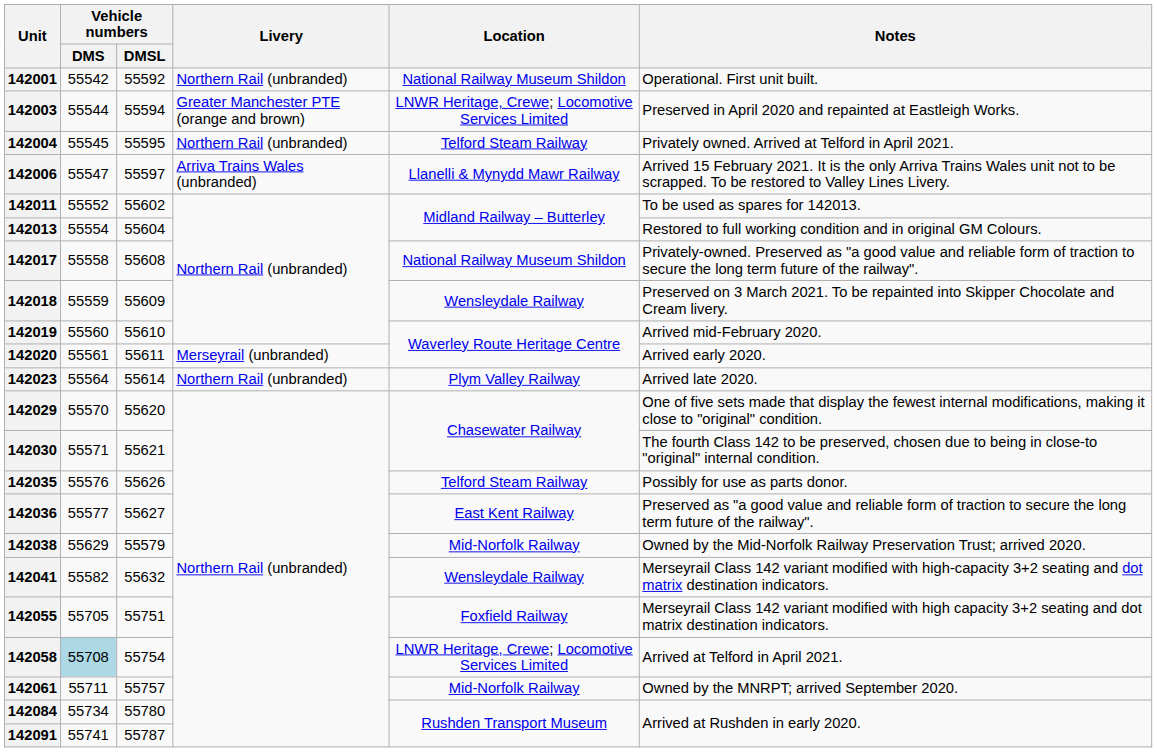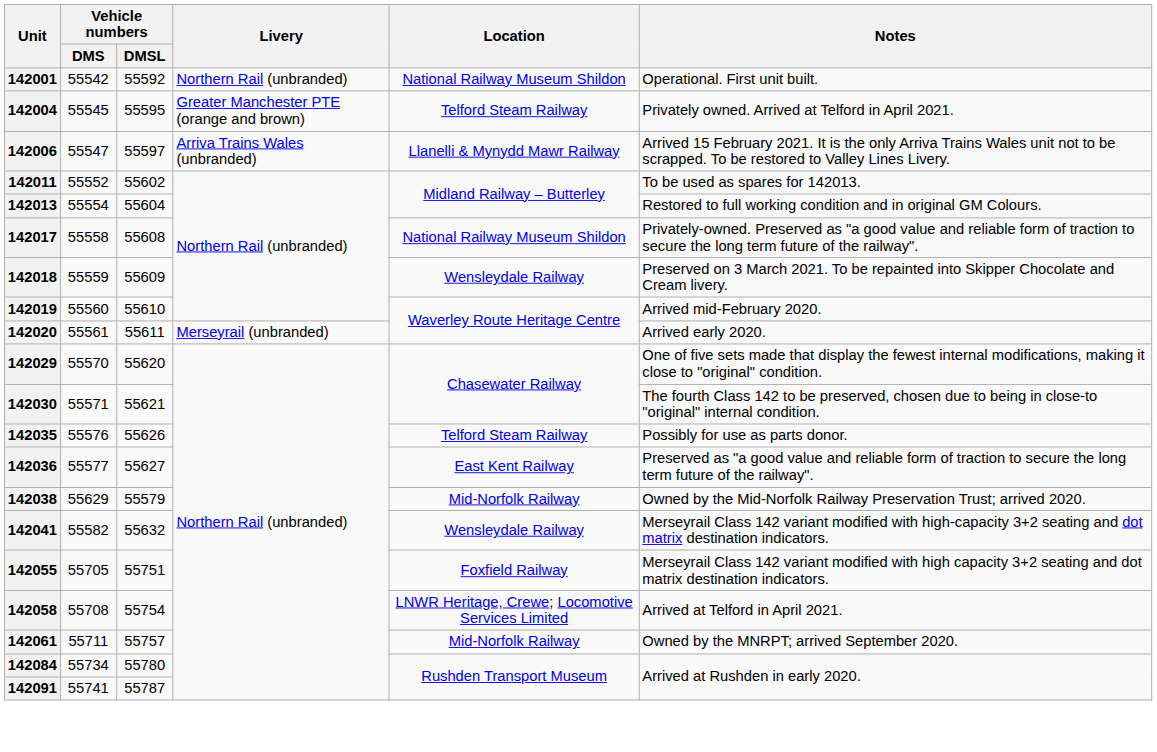- row: (32, 111)
(262, 142) Northern Rail (unbranded) -> (258, 111) Greater Manchester PTE (orange and brown)
- row: (32, 379)
(88, 656) lightblue background -> (88, 610) no background
